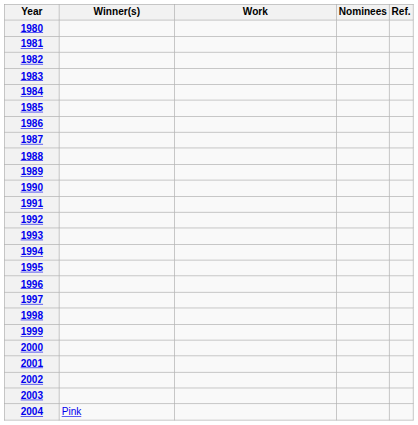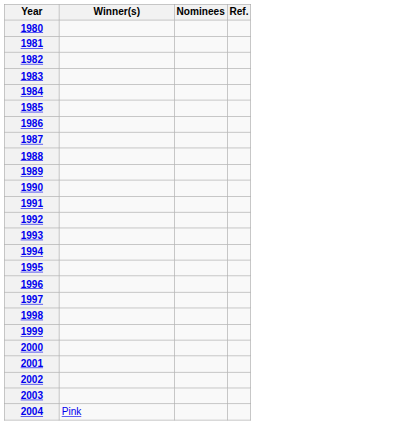- column: (255, 12)
